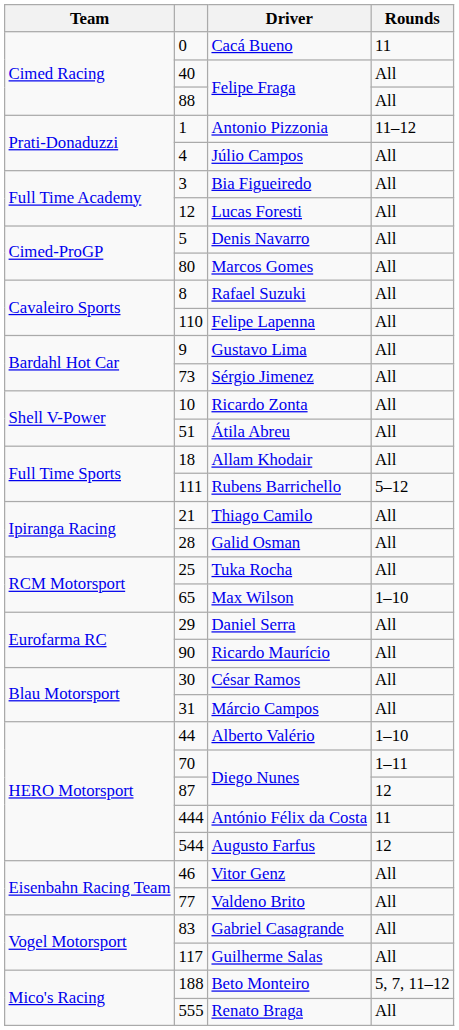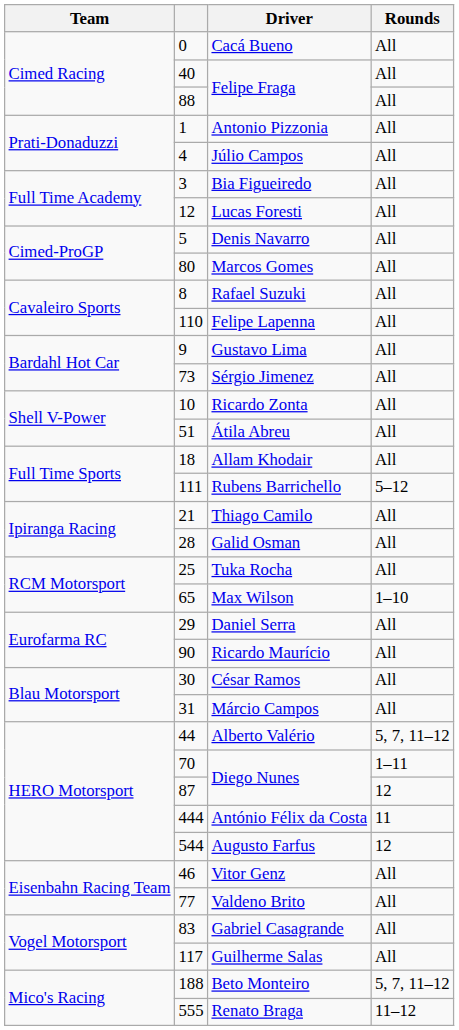(383, 45) 11 -> (386, 45) All
(396, 128) 11–12 -> (386, 128) All
(392, 735) 1–10 -> (412, 735) 5, 7, 11–12
(386, 1011) All -> (396, 1011) 11–12
